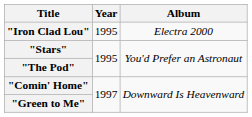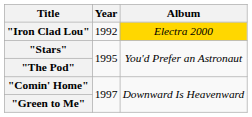(106, 31) 1995 -> (106, 31) 1992
(183, 31) no background -> (183, 31) gold background
